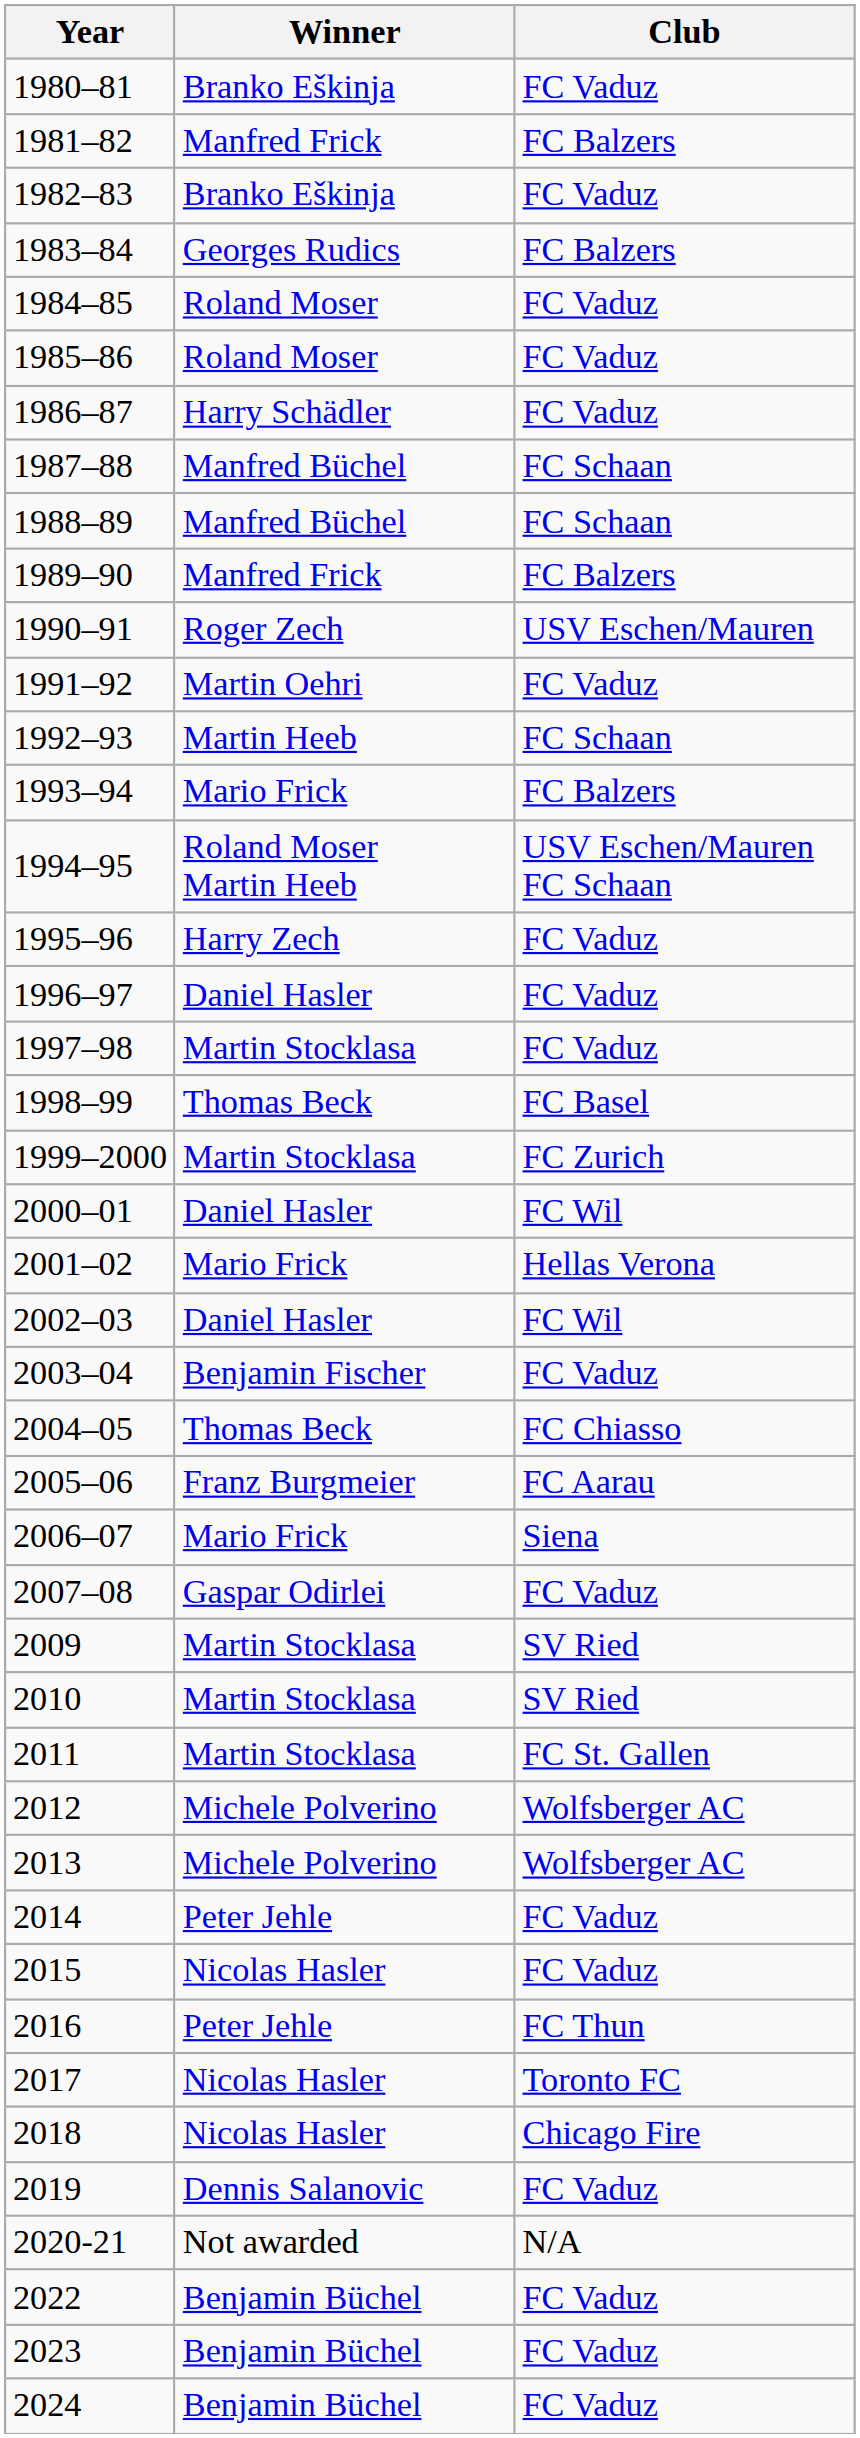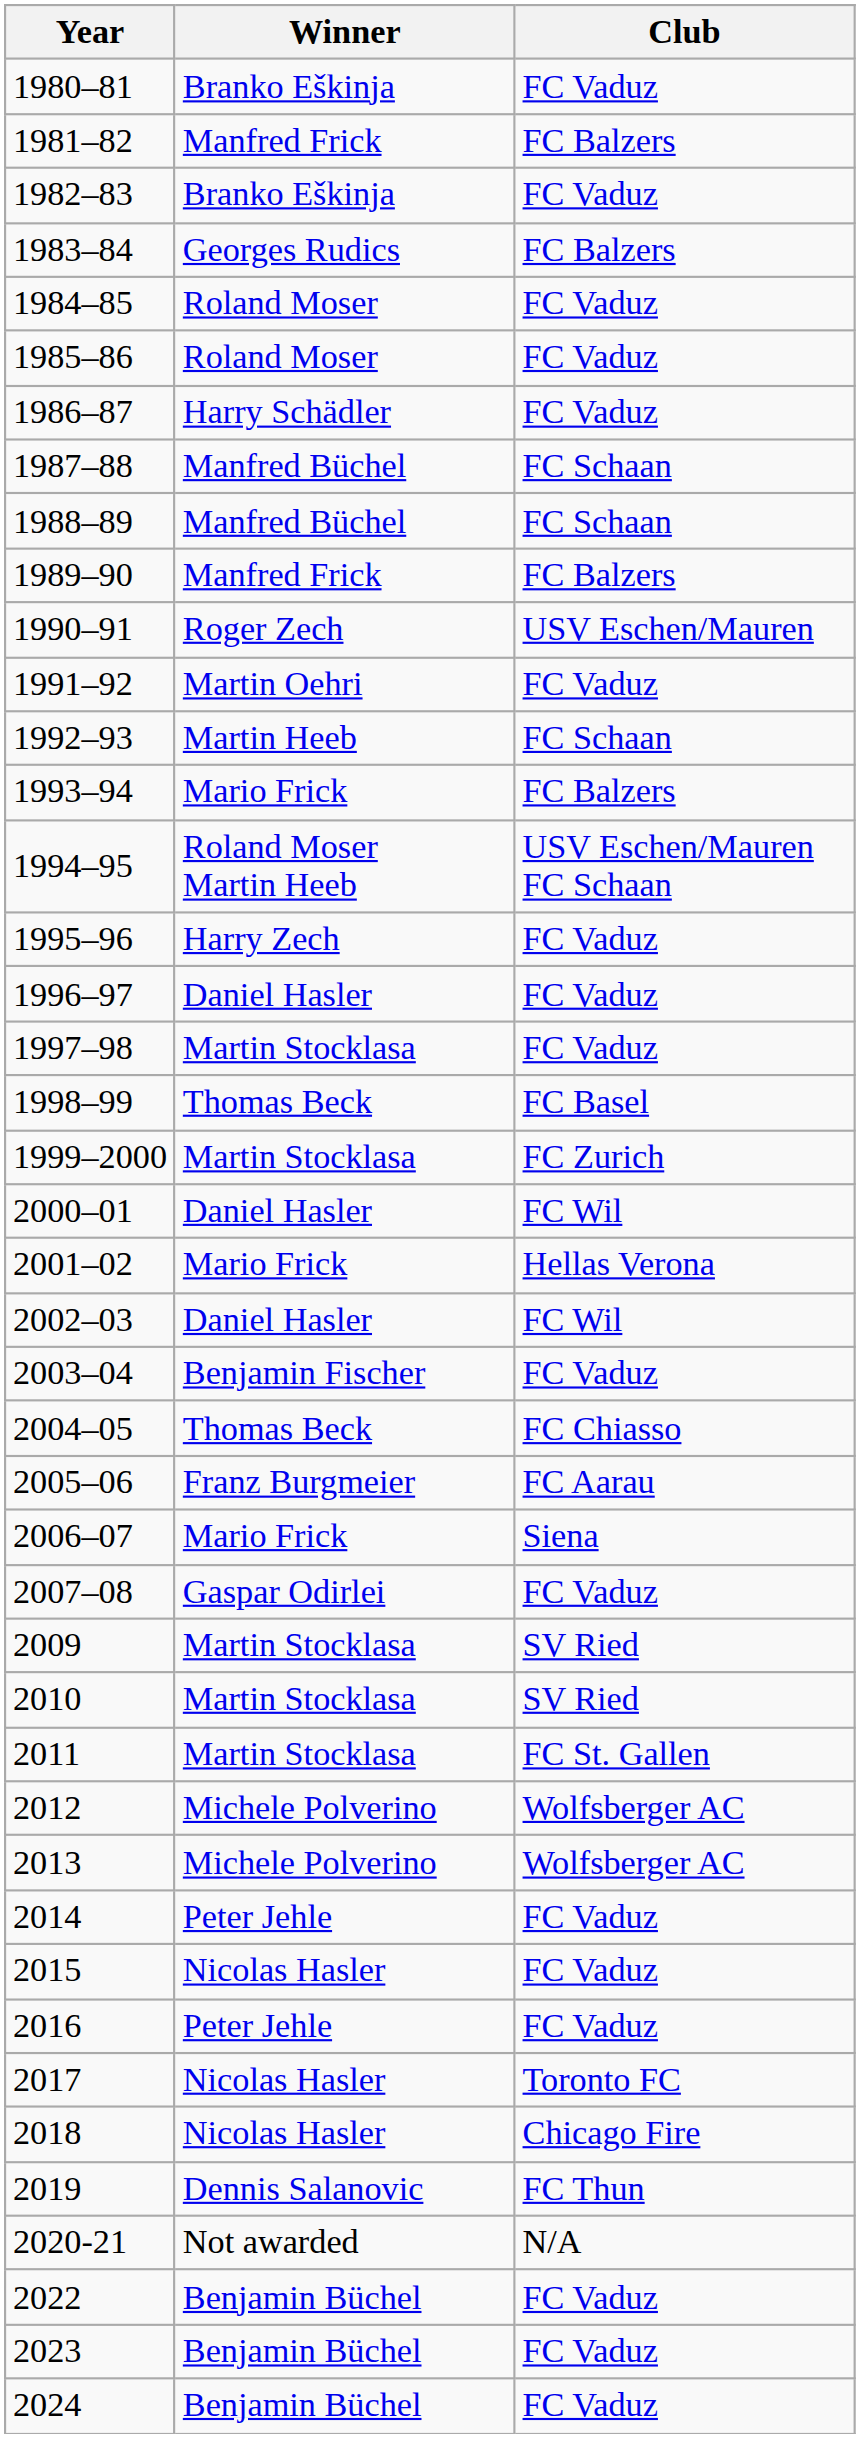(584, 2025) FC Thun -> (590, 2025) FC Vaduz
(590, 2187) FC Vaduz -> (584, 2187) FC Thun
